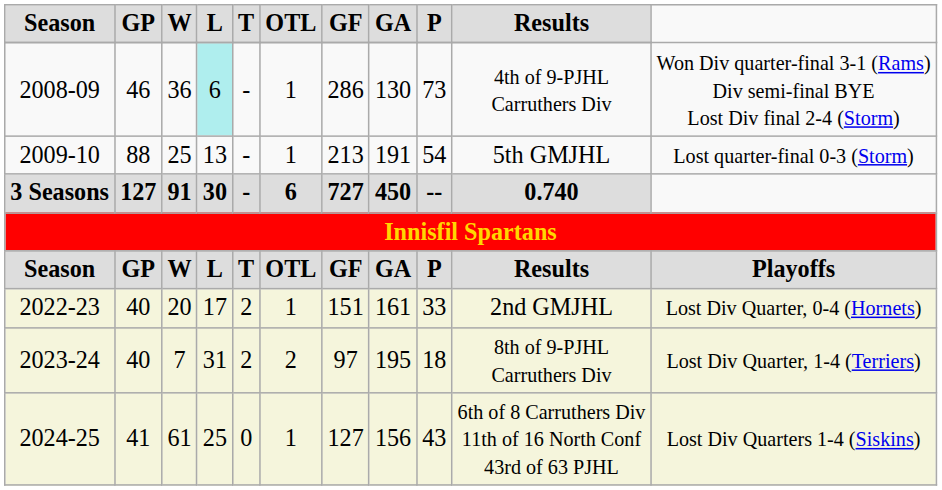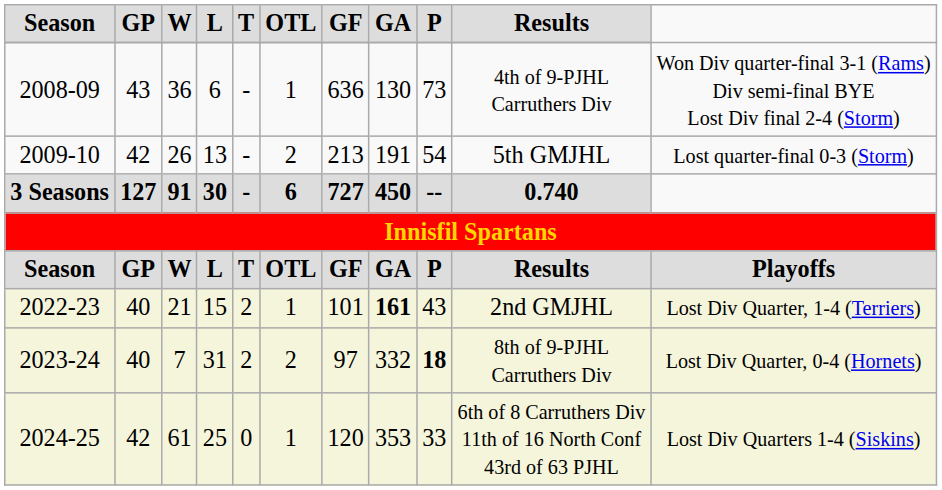(138, 89) 46 -> (138, 89) 43
(215, 89) paleturquoise background -> (215, 89) no background
(346, 89) 286 -> (346, 89) 636
(138, 154) 88 -> (138, 154) 42
(180, 154) 25 -> (180, 154) 26
(291, 154) 1 -> (291, 154) 2
(180, 307) 20 -> (180, 307) 21
(215, 307) 17 -> (215, 307) 15
(346, 307) 151 -> (346, 307) 101
(393, 307) normal -> (393, 307) bold
(434, 307) 33 -> (434, 307) 43
(794, 309) Lost Div Quarter, 0-4 (Hornets) -> (794, 309) Lost Div Quarter, 1-4 (Terriers)
(393, 359) 195 -> (393, 359) 332
(434, 359) normal -> (434, 359) bold
(794, 361) Lost Div Quarter, 1-4 (Terriers) -> (794, 361) Lost Div Quarter, 0-4 (Hornets)
(138, 438) 41 -> (138, 438) 42
(346, 438) 127 -> (346, 438) 120
(393, 438) 156 -> (393, 438) 353
(434, 438) 43 -> (434, 438) 33
